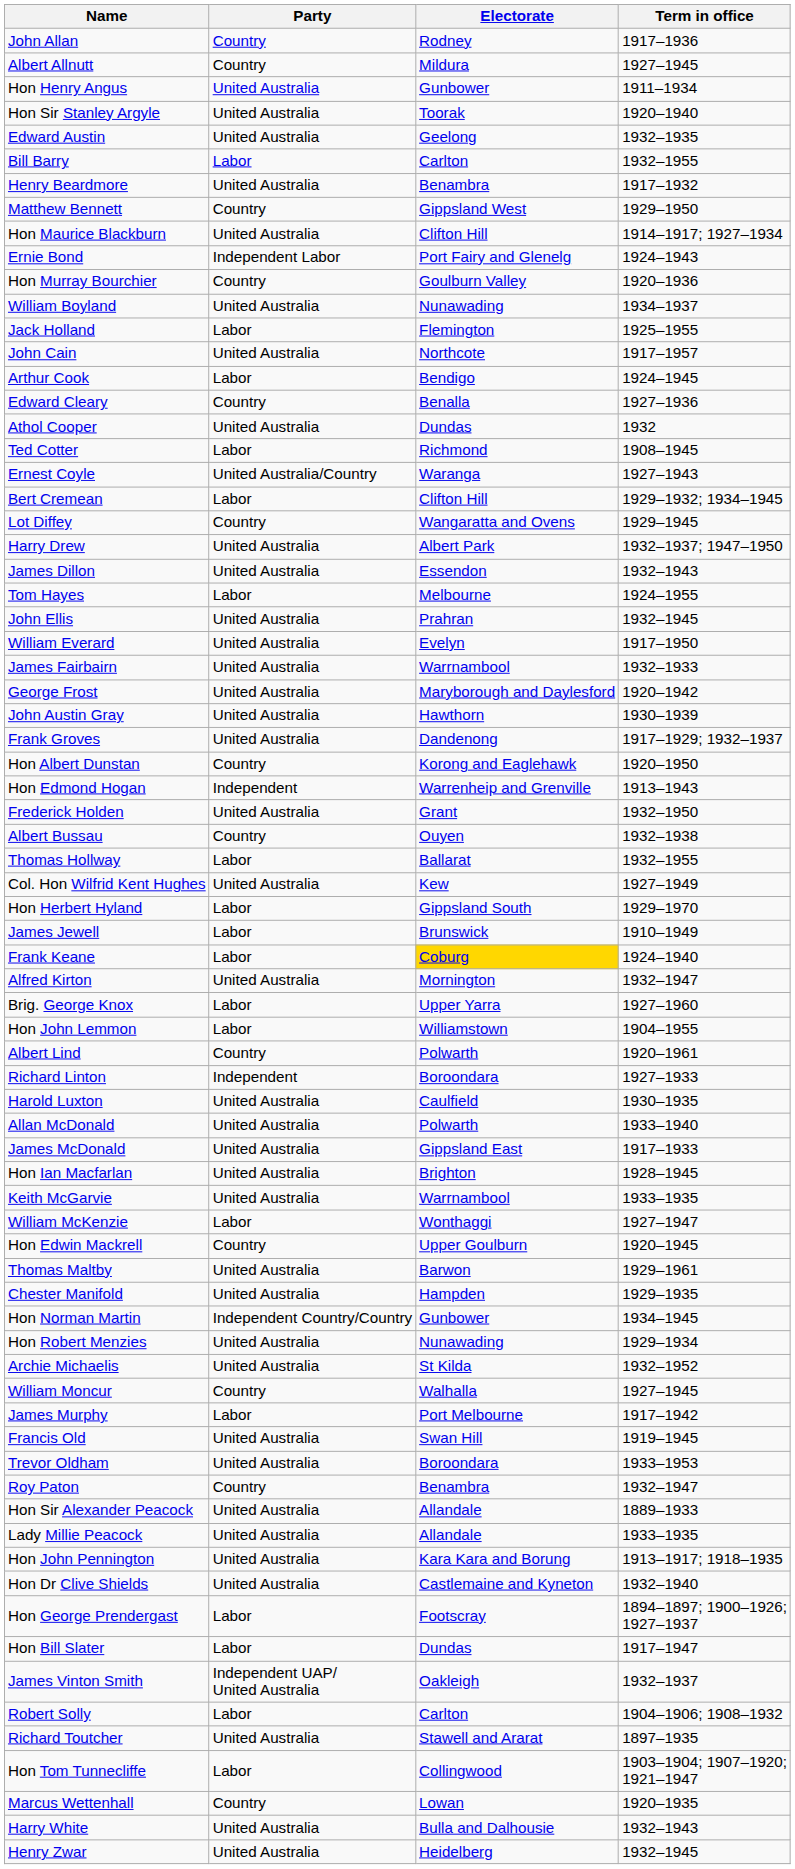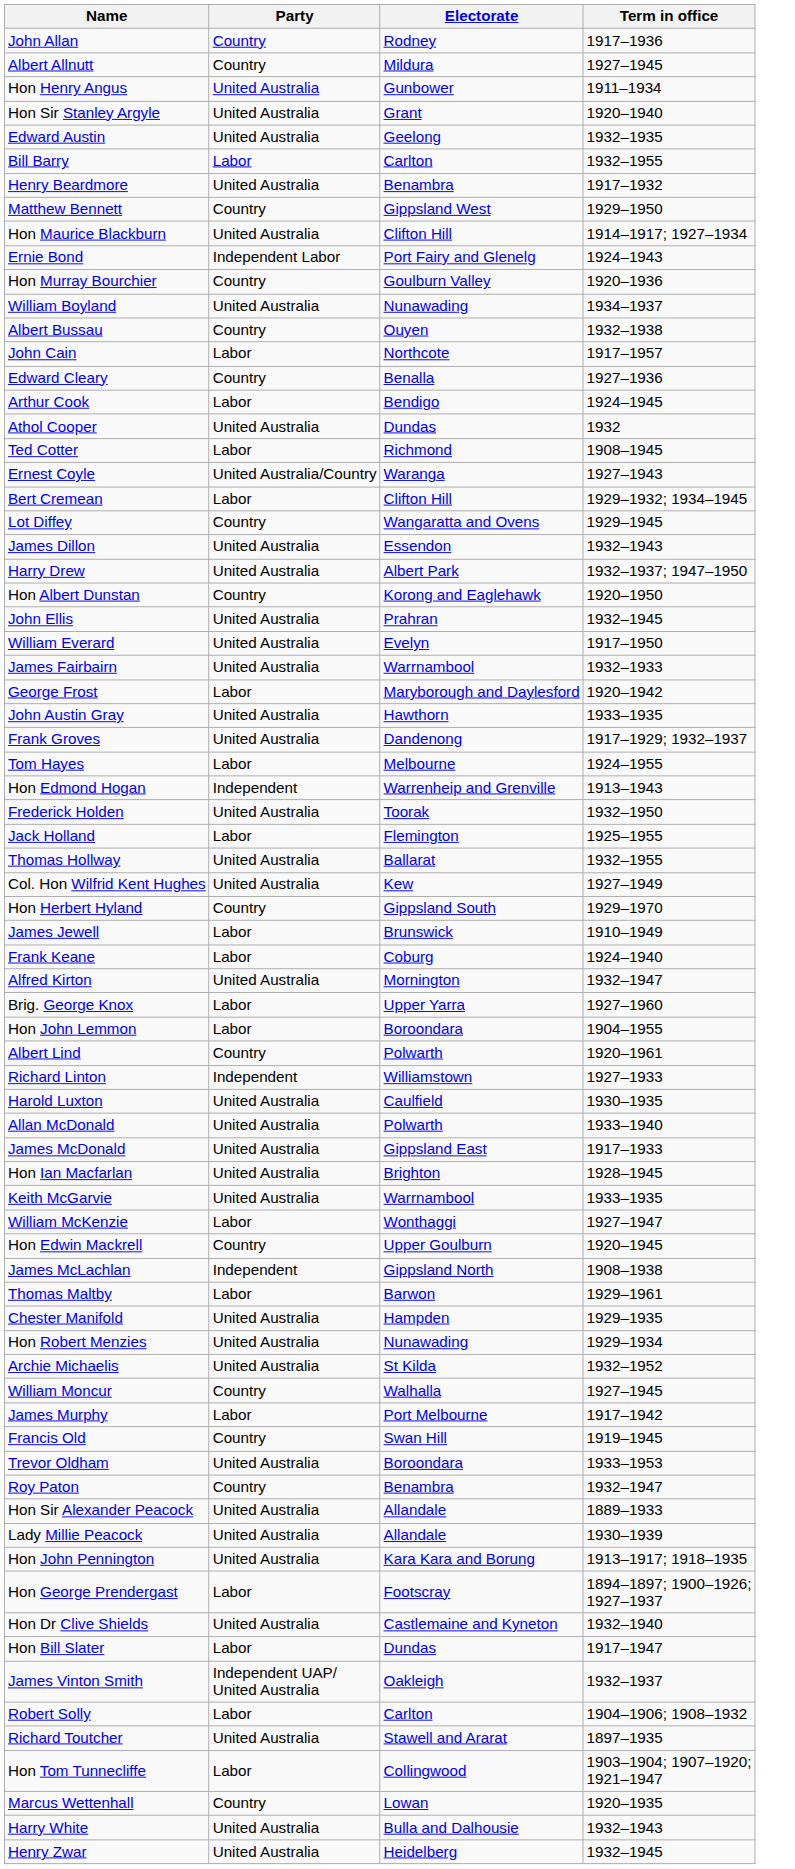(442, 112) Toorak -> (403, 112) Grant
rows swapped: (55, 836) <-> (51, 329)
(266, 354) United Australia -> (232, 354) Labor
rows swapped: (58, 402) <-> (49, 378)
rows swapped: (51, 570) <-> (46, 546)
rows swapped: (74, 763) <-> (46, 595)
(266, 691) United Australia -> (232, 691) Labor
(660, 715) 1930–1939 -> (625, 715) 1933–1935
(438, 812) Grant -> (406, 812) Toorak
(232, 860) Labor -> (266, 860) United Australia
(232, 908) Labor -> (239, 908) Country
(444, 956) gold background -> (409, 956) no background
(463, 1029) Williamstown -> (423, 1029) Boroondara
(459, 1077) Boroondara -> (428, 1077) Williamstown
+ row: (69, 1270)
(266, 1270) United Australia -> (232, 1294) Labor
- row: (74, 1318)
(266, 1438) United Australia -> (239, 1438) Country
(660, 1535) 1933–1935 -> (625, 1535) 1930–1939
rows swapped: (93, 1616) <-> (78, 1583)
